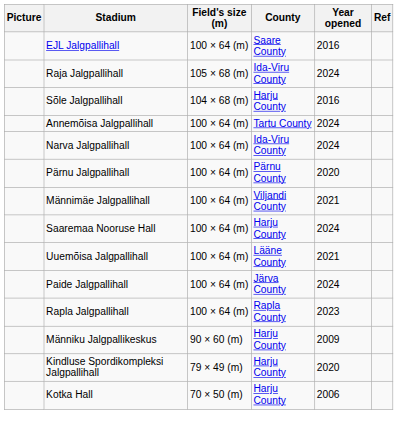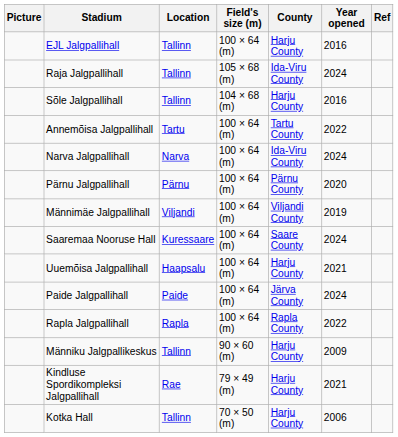+ column: (188, 18)
(270, 46) Saare County -> (287, 46) Harju County
(328, 123) 2024 -> (335, 129) 2022
(328, 201) 2021 -> (335, 212) 2019
(270, 228) Harju County -> (287, 240) Saare County
(270, 256) Lääne County -> (287, 268) Harju County
(328, 312) 2023 -> (335, 323) 2022
(328, 367) 2020 -> (335, 385) 2021
